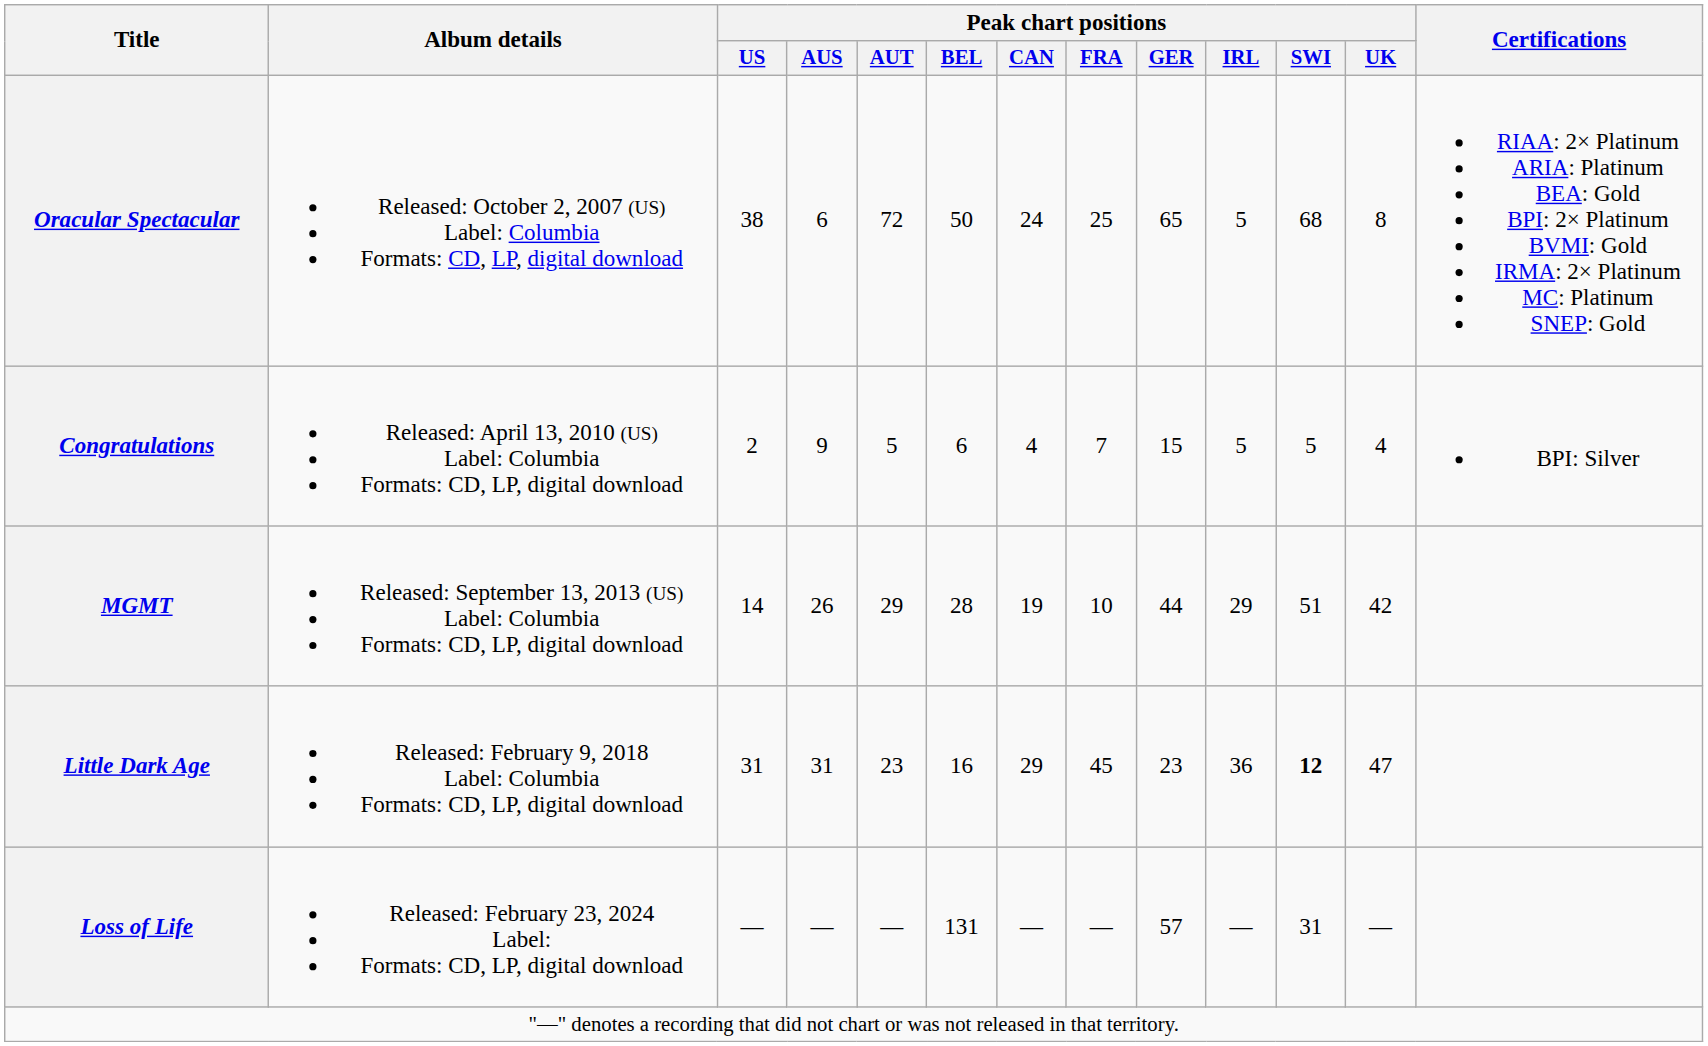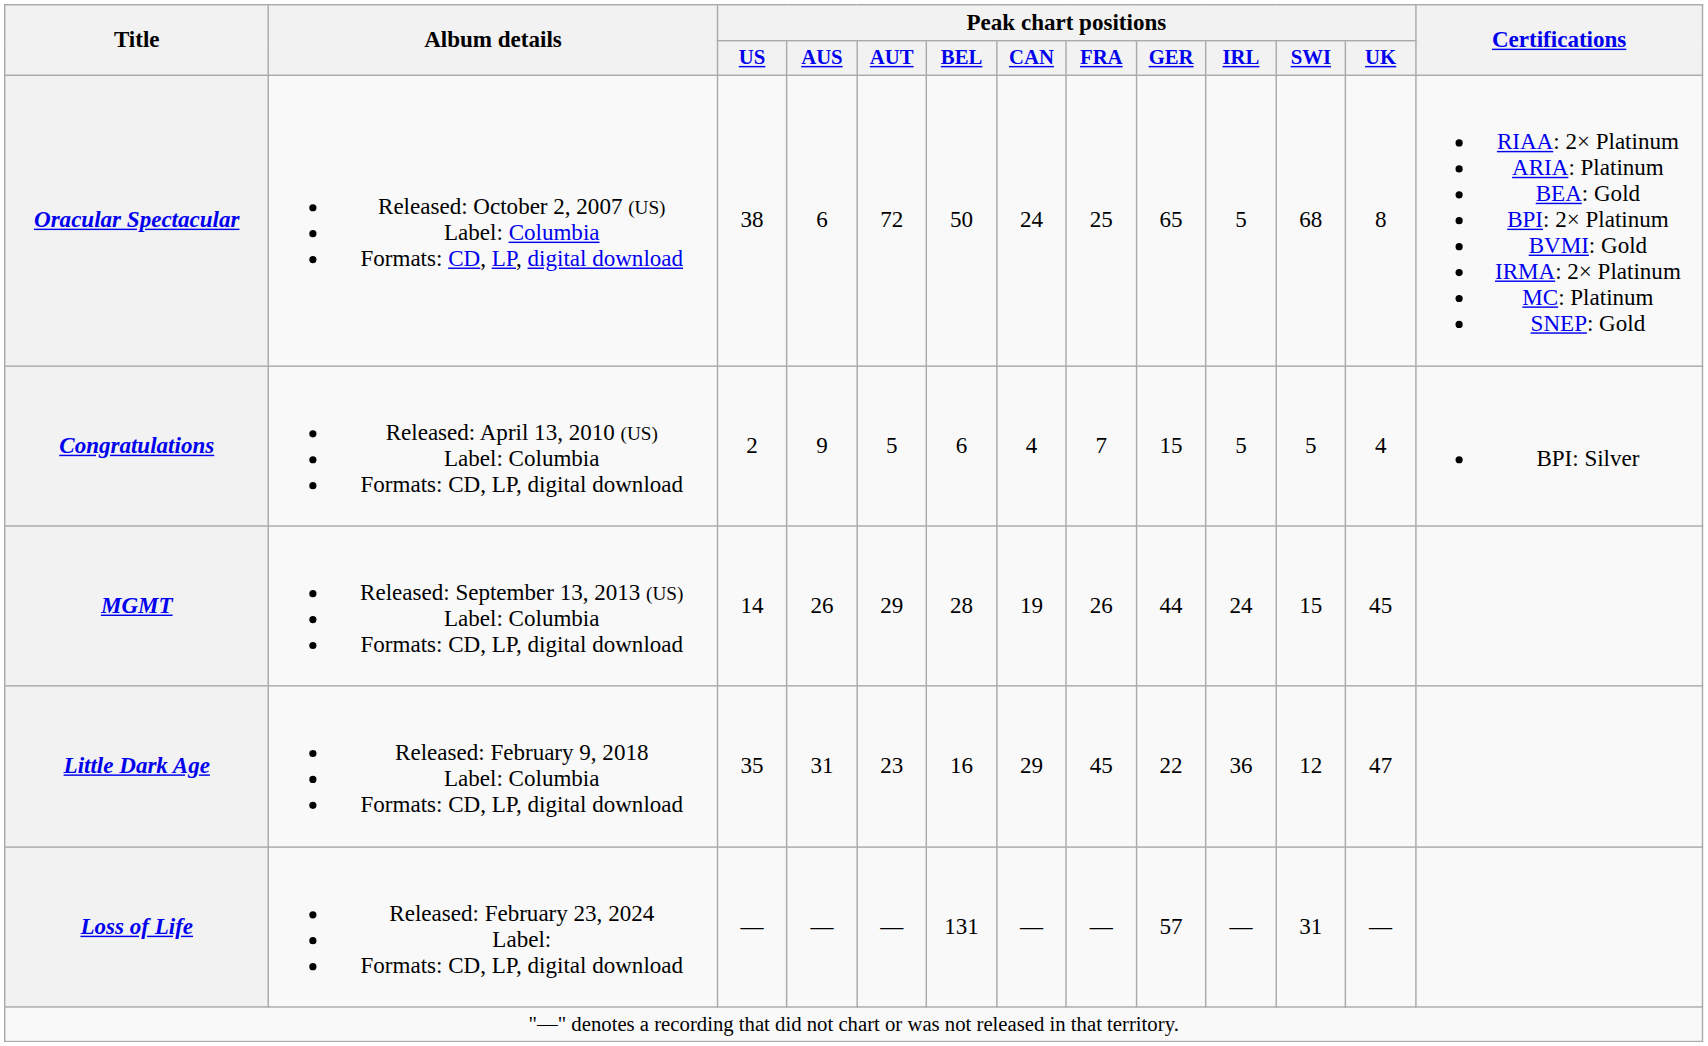(1101, 605) 10 -> (1101, 605) 26
(1241, 605) 29 -> (1241, 605) 24
(1311, 605) 51 -> (1311, 605) 15
(1381, 605) 42 -> (1381, 605) 45
(752, 766) 31 -> (752, 766) 35
(1171, 766) 23 -> (1171, 766) 22
(1311, 766) bold -> (1311, 766) normal
